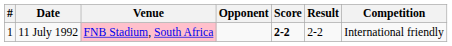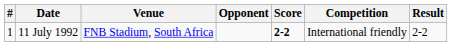columns swapped: (323, 13) <-> (394, 13)
(148, 32) pink background -> (148, 32) no background
